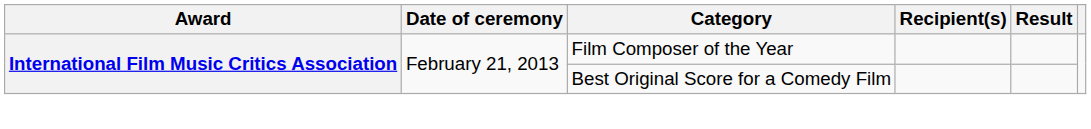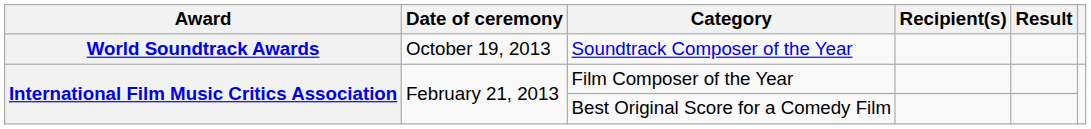+ row: (712, 49)
